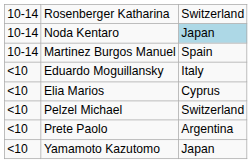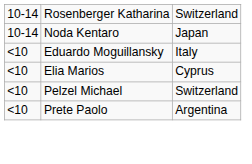(198, 33) lightblue background -> (192, 33) no background
- row: (110, 52)
- row: (102, 149)
